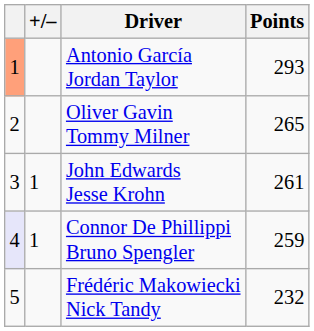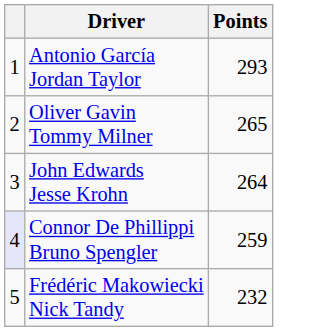- column: (43, 21)
(14, 67) lightsalmon background -> (14, 67) no background
(289, 182) 261 -> (252, 182) 264
